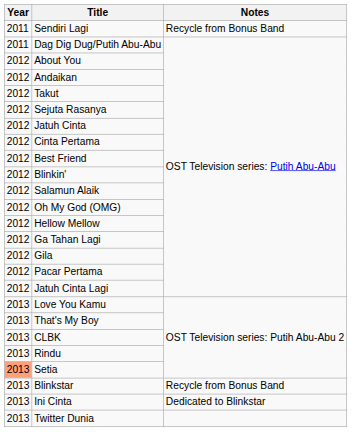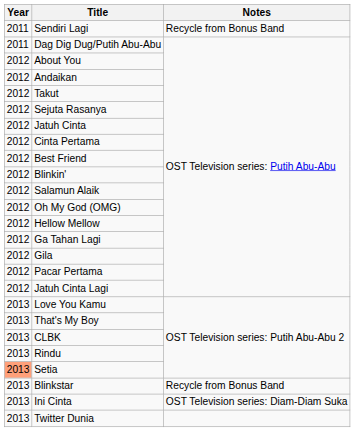(216, 402) Dedicated to Blinkstar -> (257, 402) OST Television series: Diam-Diam Suka
